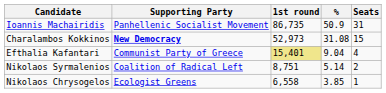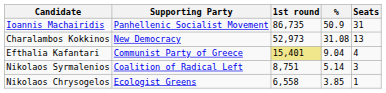(147, 39) bold -> (147, 39) normal
(359, 39) 15 -> (359, 39) 13
(356, 67) 2 -> (356, 67) 3
